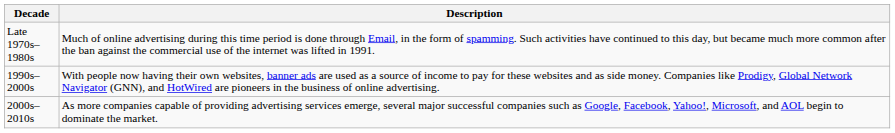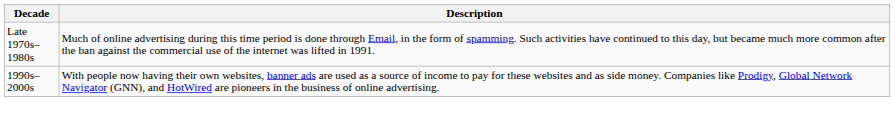- row: (23, 112)
